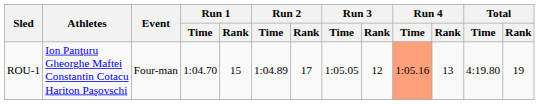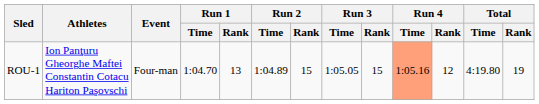(236, 71) 15 -> (236, 71) 13
(306, 71) 17 -> (306, 71) 15
(377, 71) 12 -> (377, 71) 15
(448, 71) 13 -> (448, 71) 12
